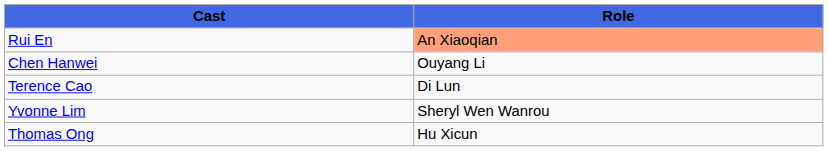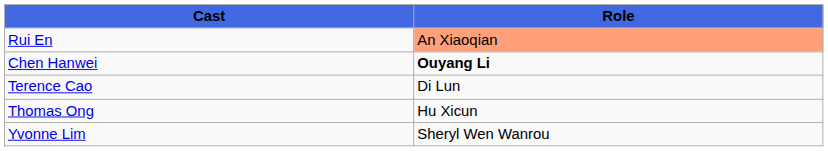(451, 63) normal -> (454, 63) bold
rows swapped: (47, 110) <-> (51, 134)
